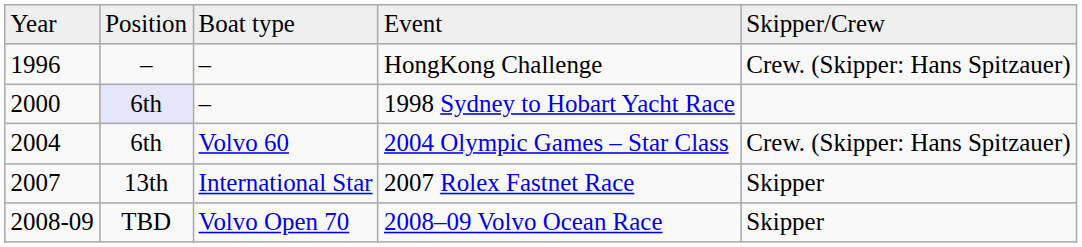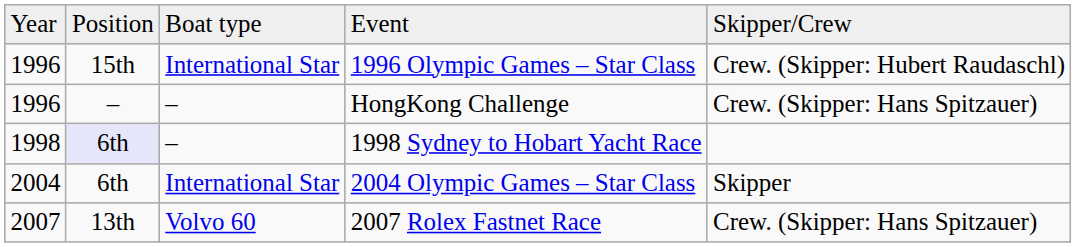+ row: (523, 63)
(35, 103) 2000 -> (35, 143) 1998
(244, 143) Volvo 60 -> (252, 182) International Star
(908, 143) Crew. (Skipper: Hans Spitzauer) -> (752, 182) Skipper
(286, 182) International Star -> (211, 222) Volvo 60
(785, 182) Skipper -> (875, 222) Crew. (Skipper: Hans Spitzauer)
- row: (523, 222)
